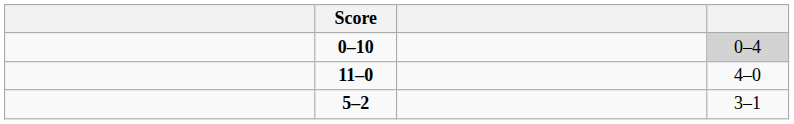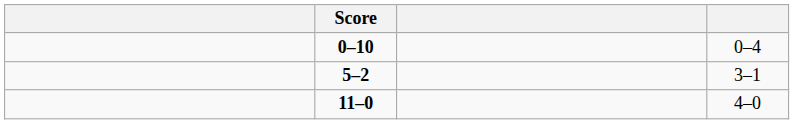(747, 47) lightgrey background -> (747, 47) no background
rows swapped: (356, 75) <-> (356, 103)
